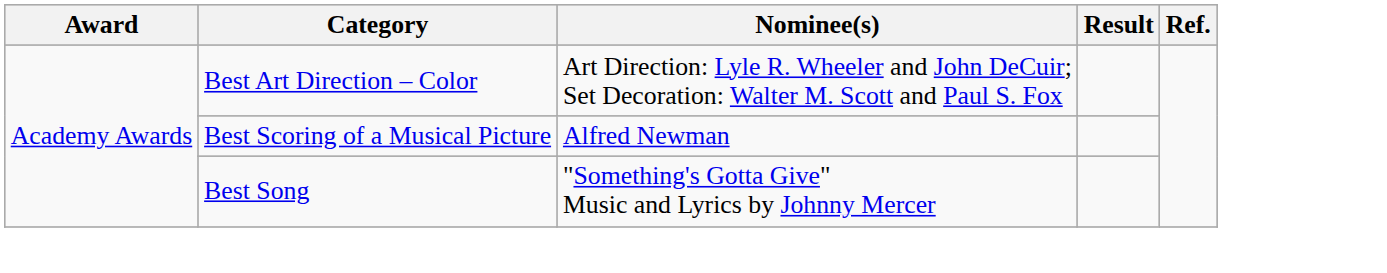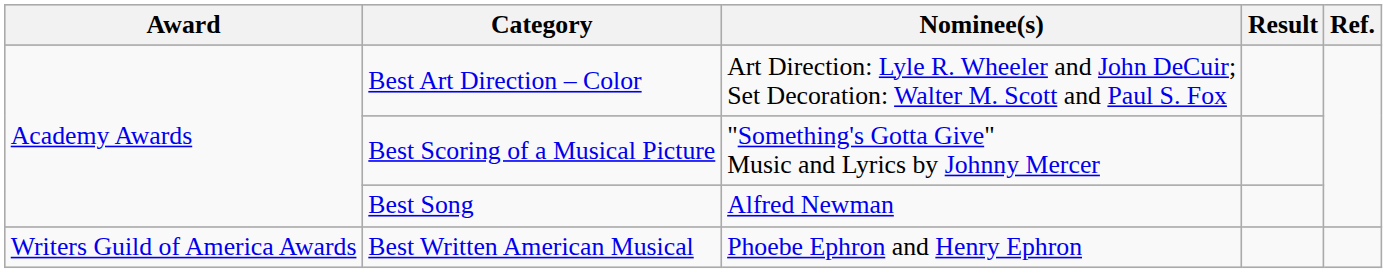(646, 135) Alfred Newman -> (914, 150) "Something's Gotta Give" Music and Lyrics by Johnny Mercer
(749, 190) "Something's Gotta Give" Music and Lyrics by Johnny Mercer -> (810, 205) Alfred Newman
+ row: (531, 246)
